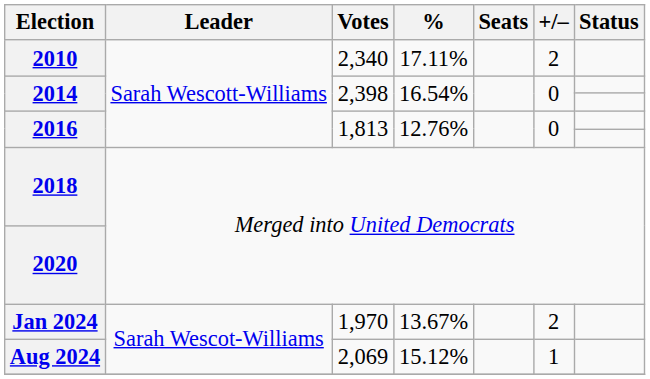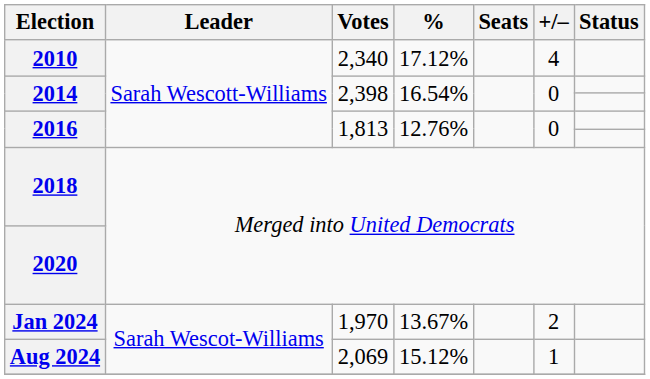(434, 57) 17.11% -> (434, 57) 17.12%
(554, 57) 2 -> (554, 57) 4
